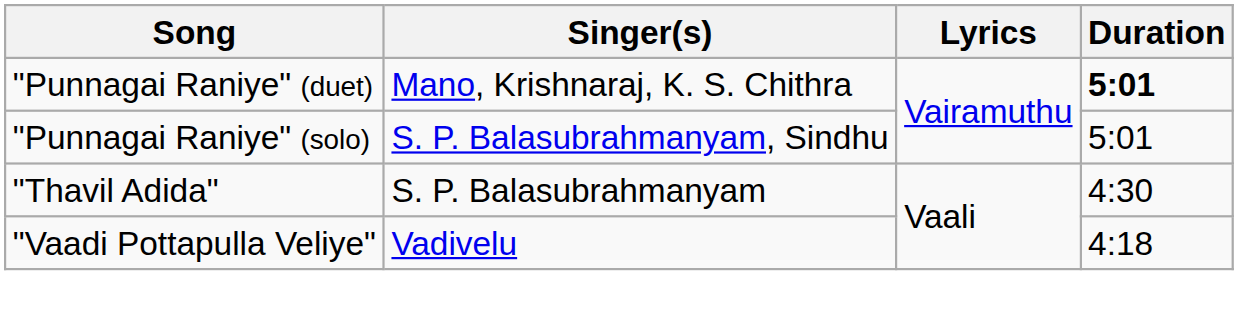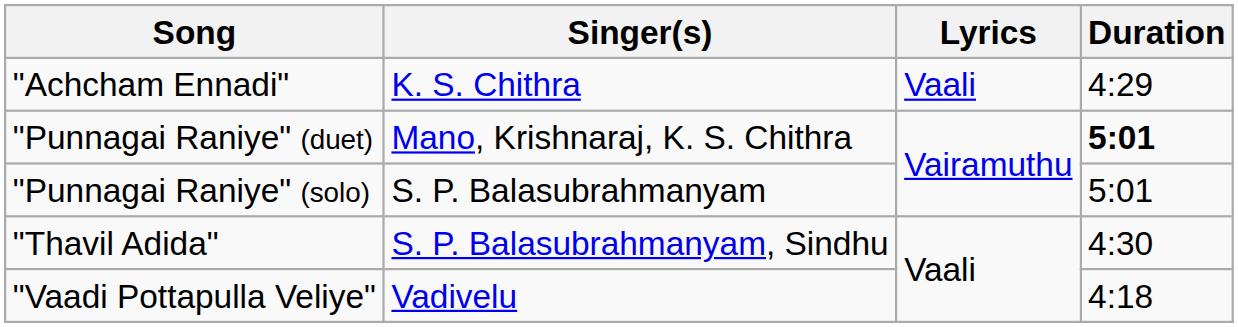+ row: (151, 85)
(640, 138) S. P. Balasubrahmanyam, Sindhu -> (579, 191) S. P. Balasubrahmanyam
(579, 191) S. P. Balasubrahmanyam -> (640, 244) S. P. Balasubrahmanyam, Sindhu
